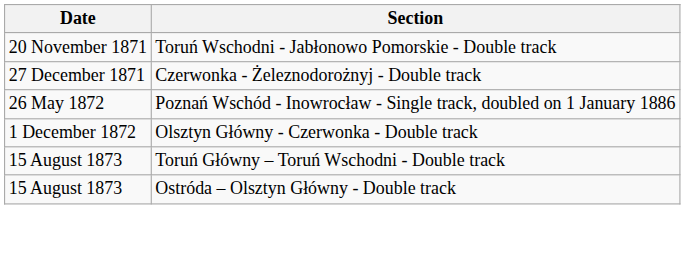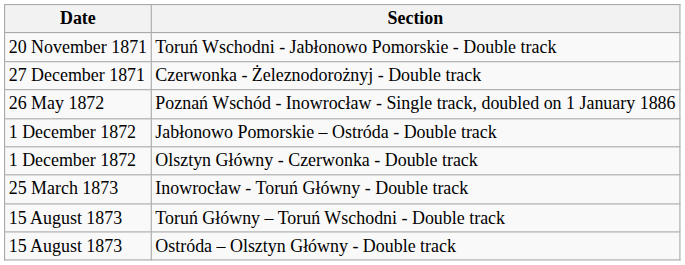+ row: (326, 132)
+ row: (312, 189)
